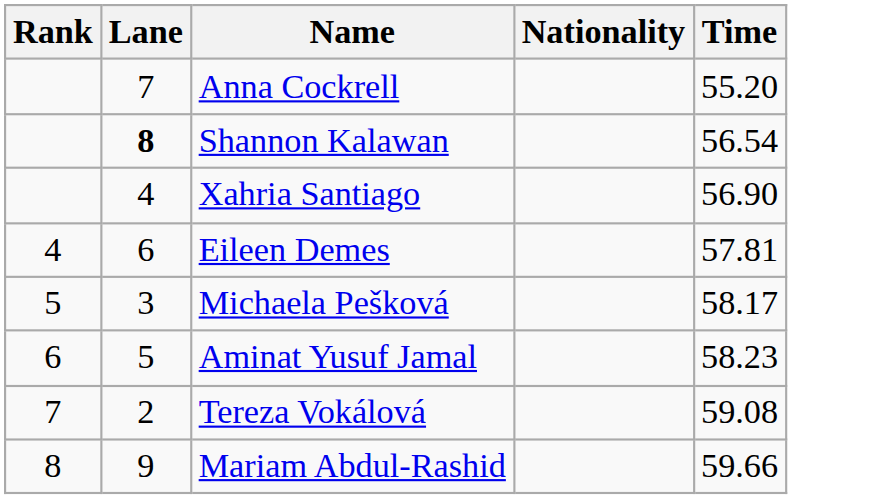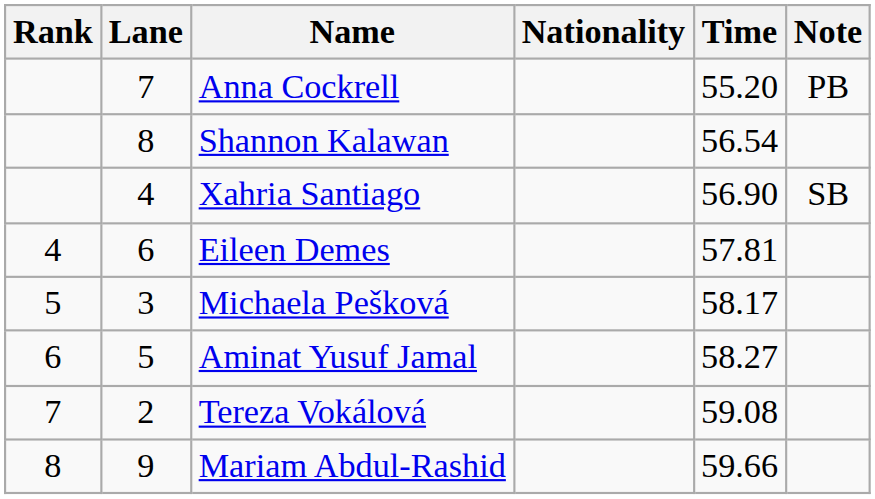+ column: (828, 31)
(146, 140) bold -> (146, 140) normal
(740, 357) 58.23 -> (740, 357) 58.27
